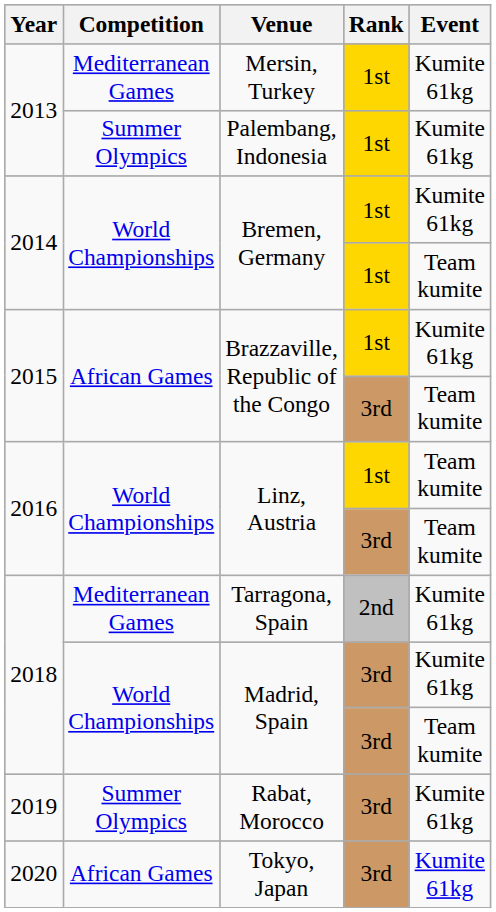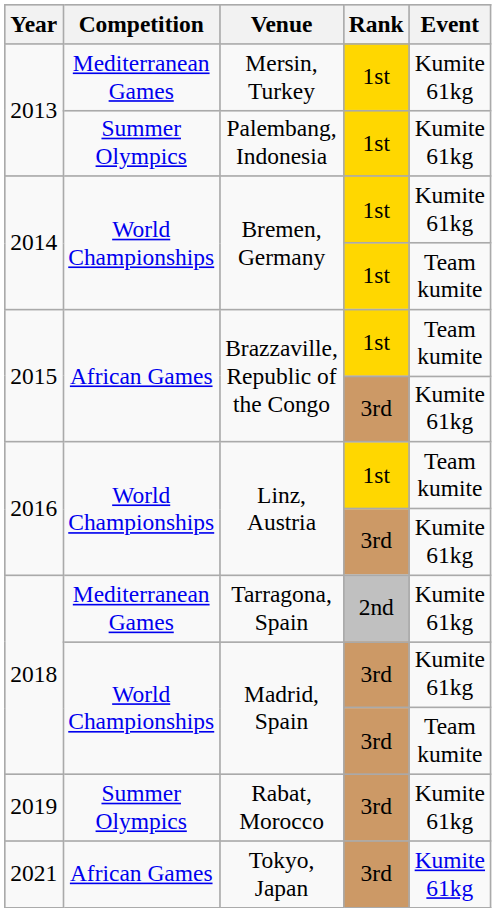(450, 342) Kumite 61kg -> (450, 342) Team kumite
(450, 408) Team kumite -> (450, 408) Kumite 61kg
(450, 541) Team kumite -> (450, 541) Kumite 61kg
(34, 873) 2020 -> (34, 873) 2021
